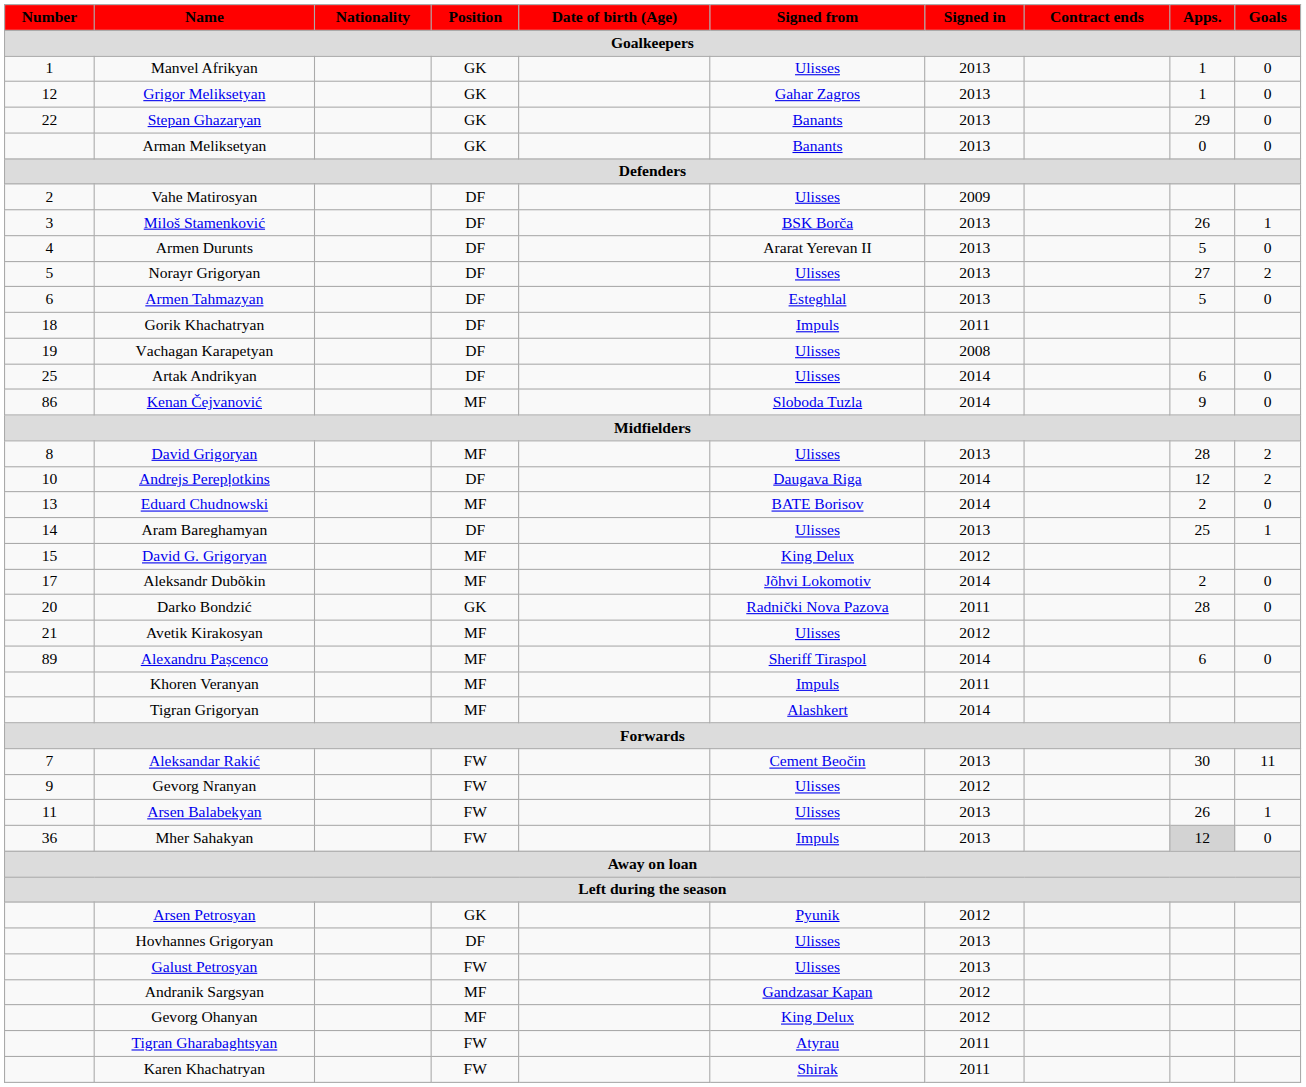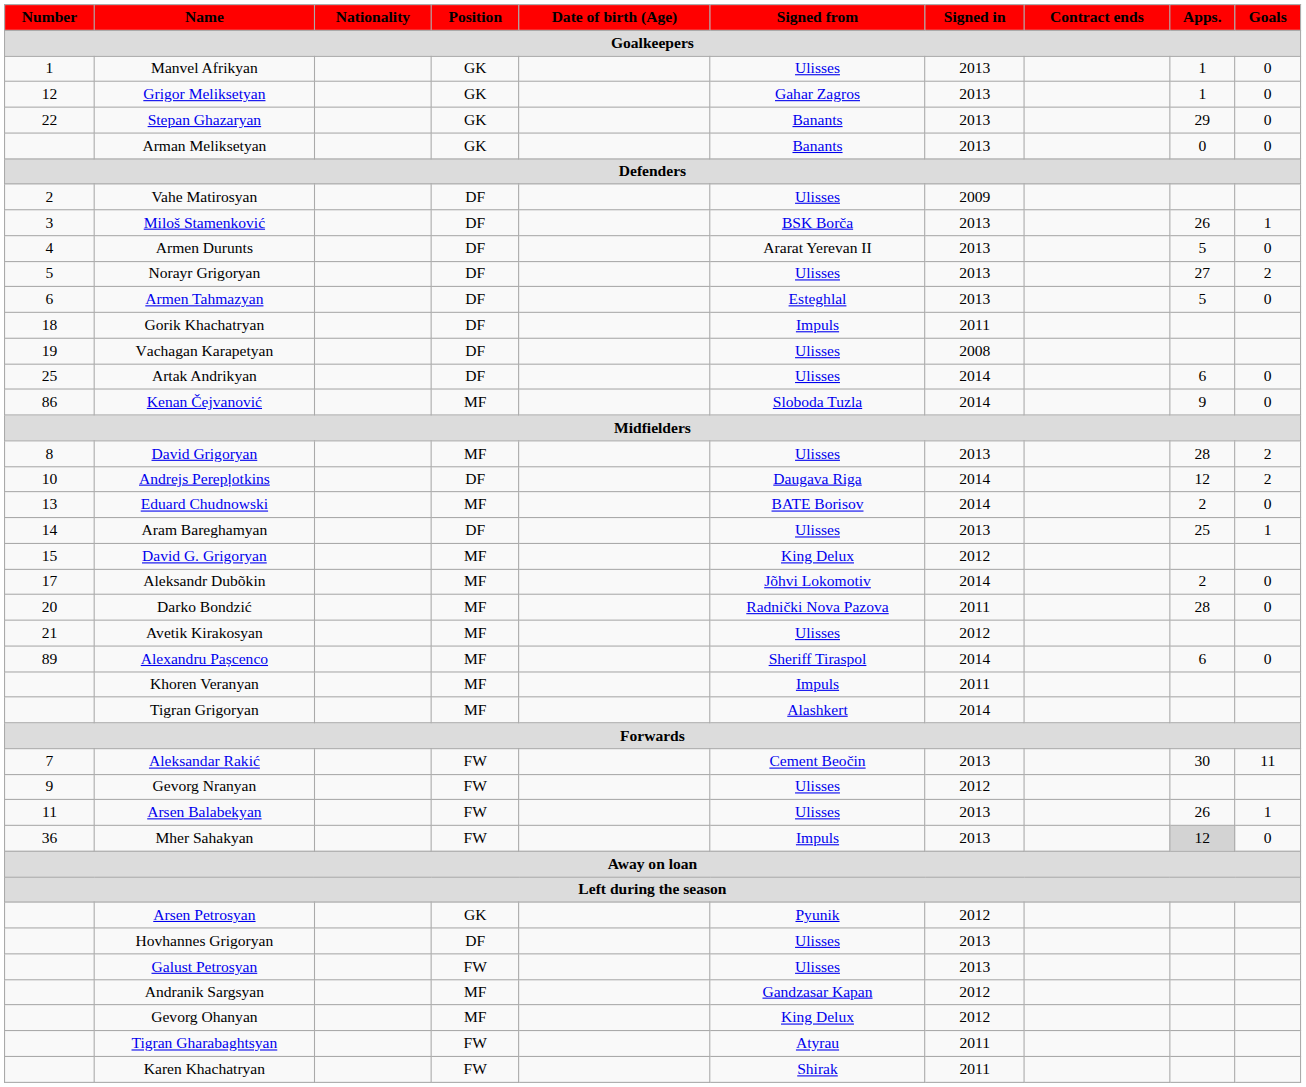(475, 607) GK -> (475, 607) MF
